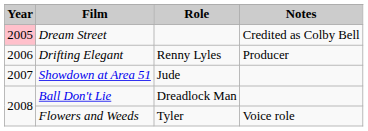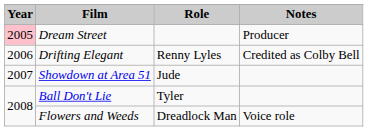(301, 34) Credited as Colby Bell -> (266, 34) Producer
(266, 55) Producer -> (301, 55) Credited as Colby Bell
(197, 95) Dreadlock Man -> (170, 95) Tyler
(170, 116) Tyler -> (197, 116) Dreadlock Man
